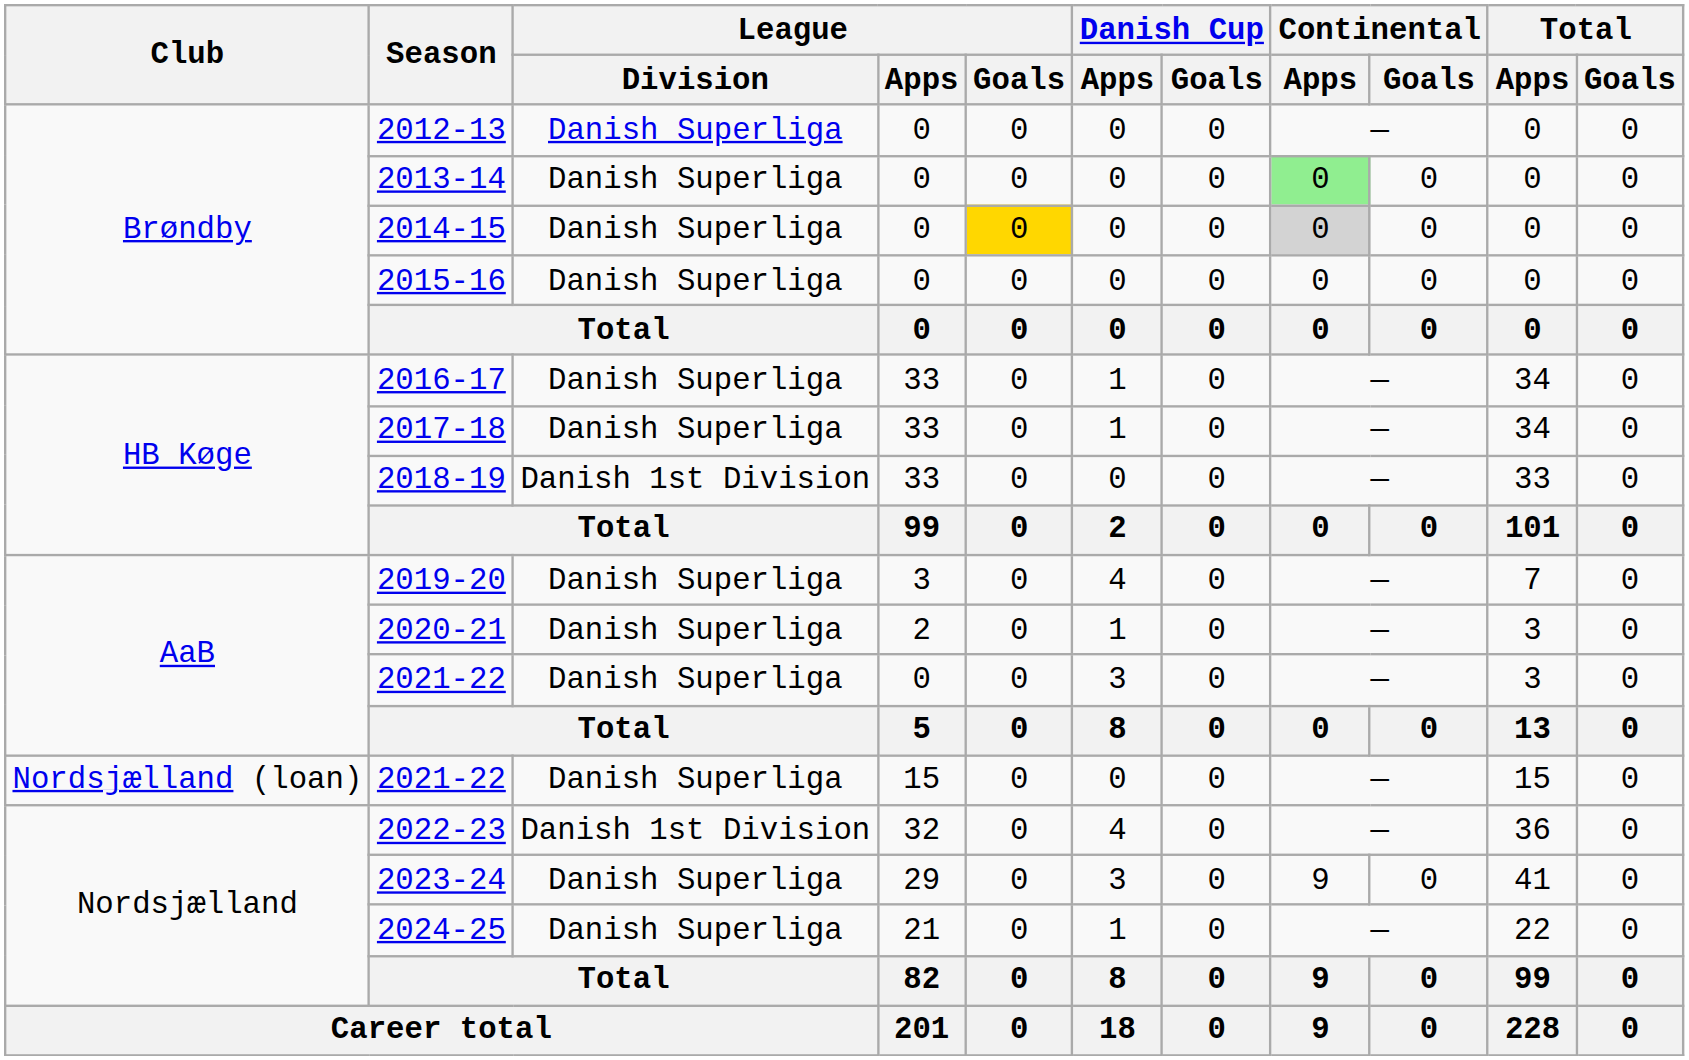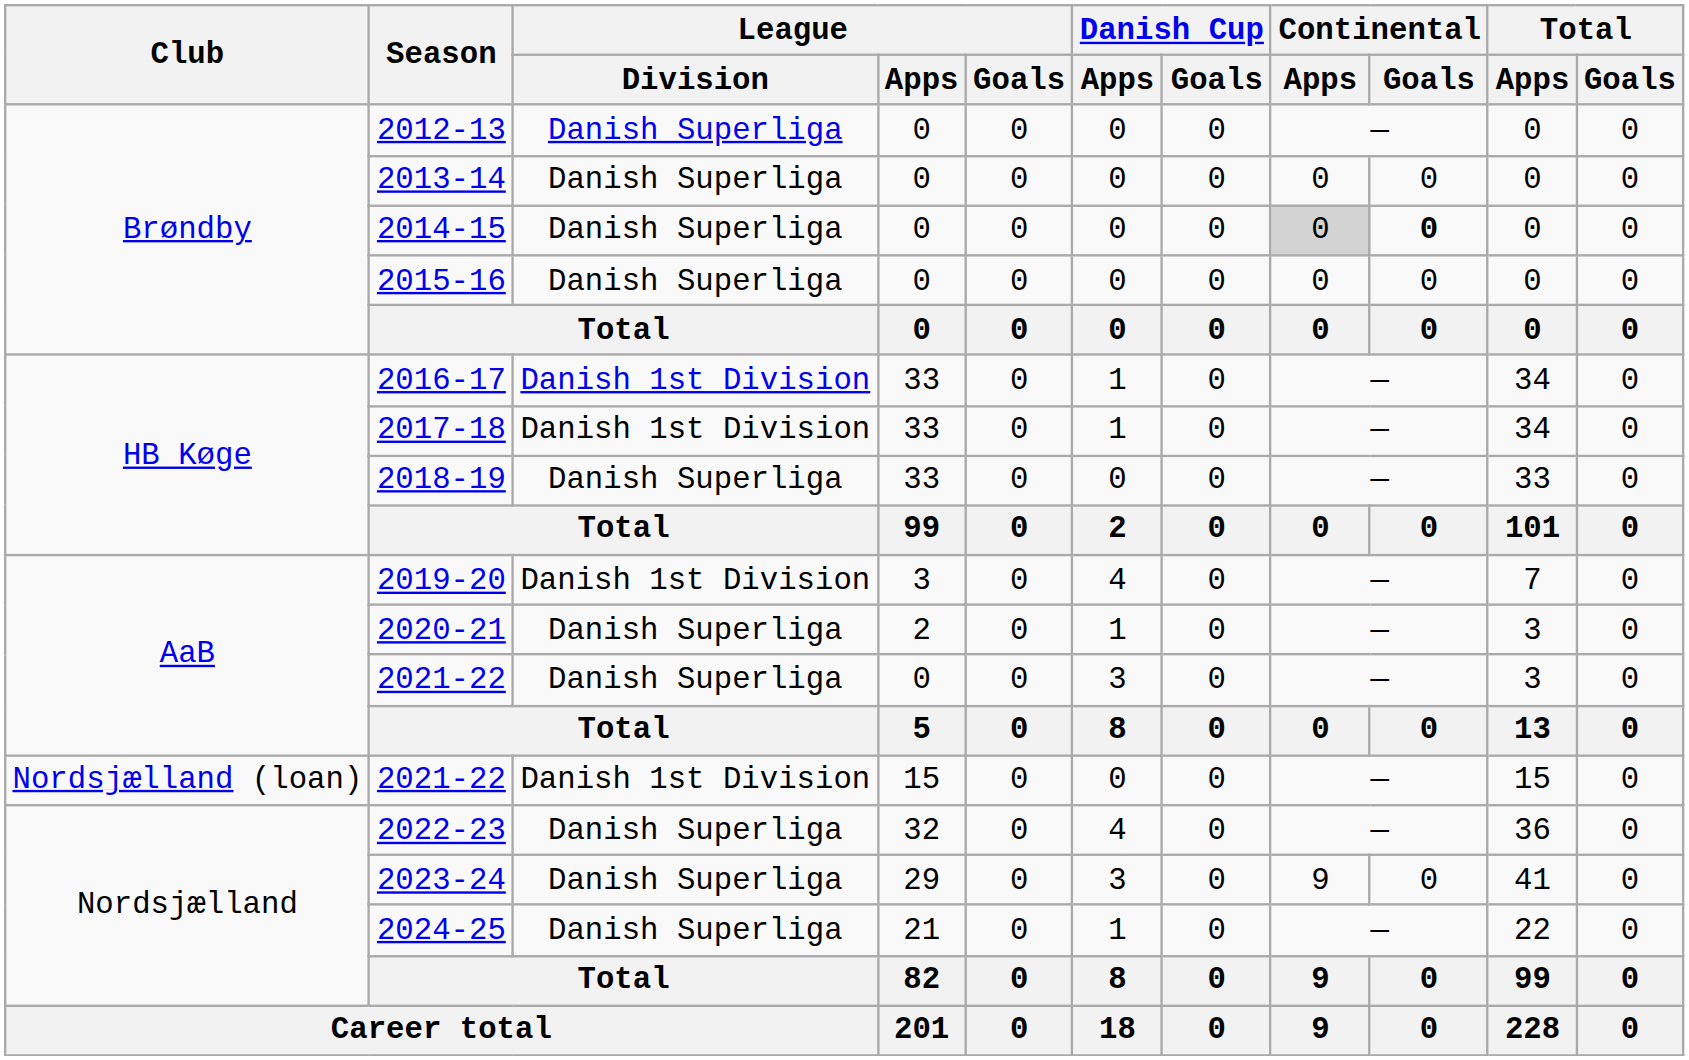(1320, 180) lightgreen background -> (1320, 180) no background
(1019, 230) gold background -> (1019, 230) no background
(1429, 230) normal -> (1429, 230) bold
(695, 380) Danish Superliga -> (695, 380) Danish 1st Division
(695, 430) Danish Superliga -> (695, 430) Danish 1st Division
(695, 480) Danish 1st Division -> (695, 480) Danish Superliga
(695, 580) Danish Superliga -> (695, 580) Danish 1st Division
(695, 780) Danish Superliga -> (695, 780) Danish 1st Division
(695, 830) Danish 1st Division -> (695, 830) Danish Superliga
